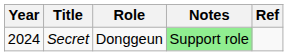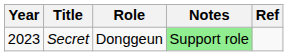(24, 39) 2024 -> (24, 39) 2023
